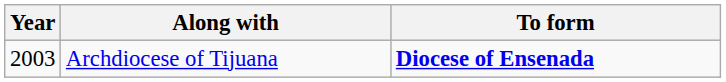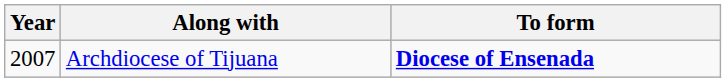(33, 58) 2003 -> (33, 58) 2007
